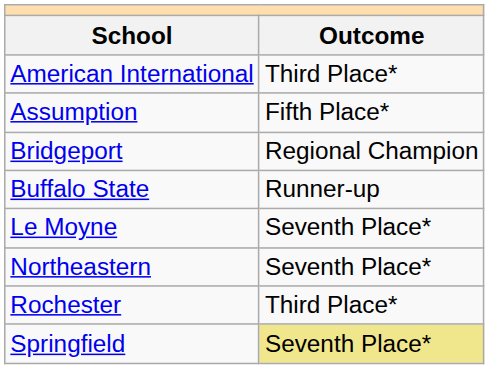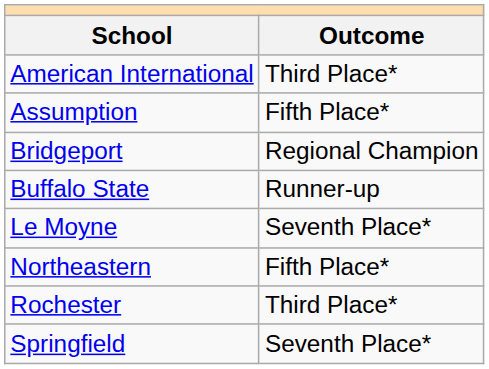(348, 266) Seventh Place* -> (327, 266) Fifth Place*
(348, 343) khaki background -> (348, 343) no background
